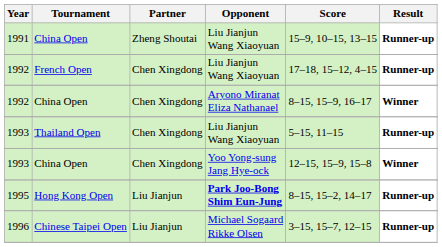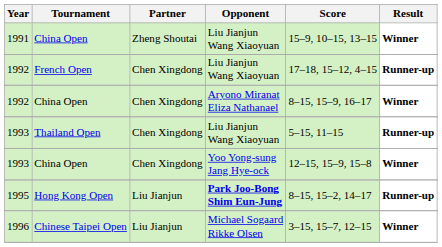(408, 38) Runner-up -> (400, 38) Winner
(408, 227) Runner-up -> (400, 227) Winner
